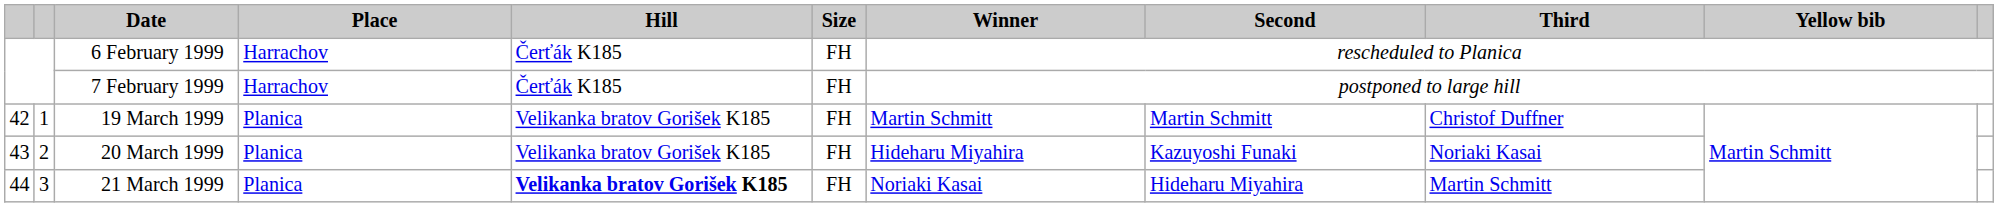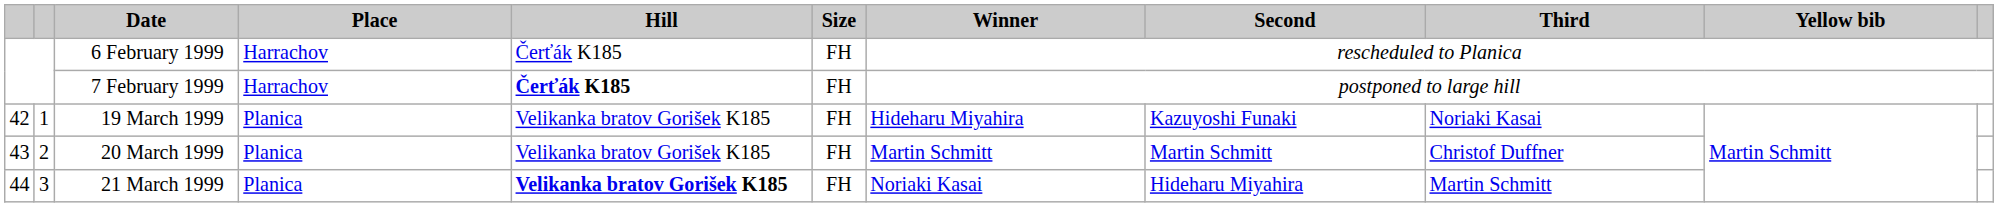(569, 86) normal -> (573, 86) bold
(931, 119) Martin Schmitt -> (947, 119) Hideharu Miyahira
(1211, 119) Martin Schmitt -> (1223, 119) Kazuyoshi Funaki
(1497, 119) Christof Duffner -> (1486, 119) Noriaki Kasai
(947, 152) Hideharu Miyahira -> (931, 152) Martin Schmitt
(1223, 152) Kazuyoshi Funaki -> (1211, 152) Martin Schmitt
(1486, 152) Noriaki Kasai -> (1497, 152) Christof Duffner
